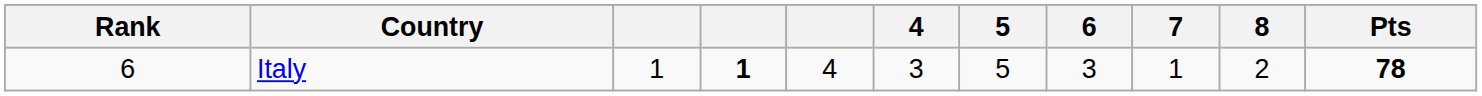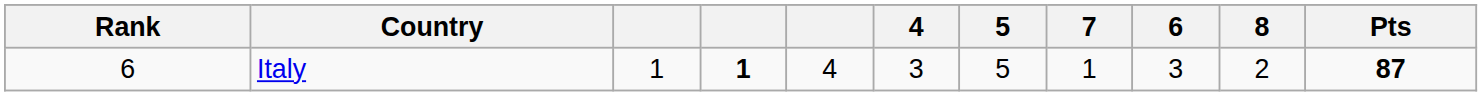columns swapped: (1089, 26) <-> (1176, 26)
(1391, 69) 78 -> (1391, 69) 87
